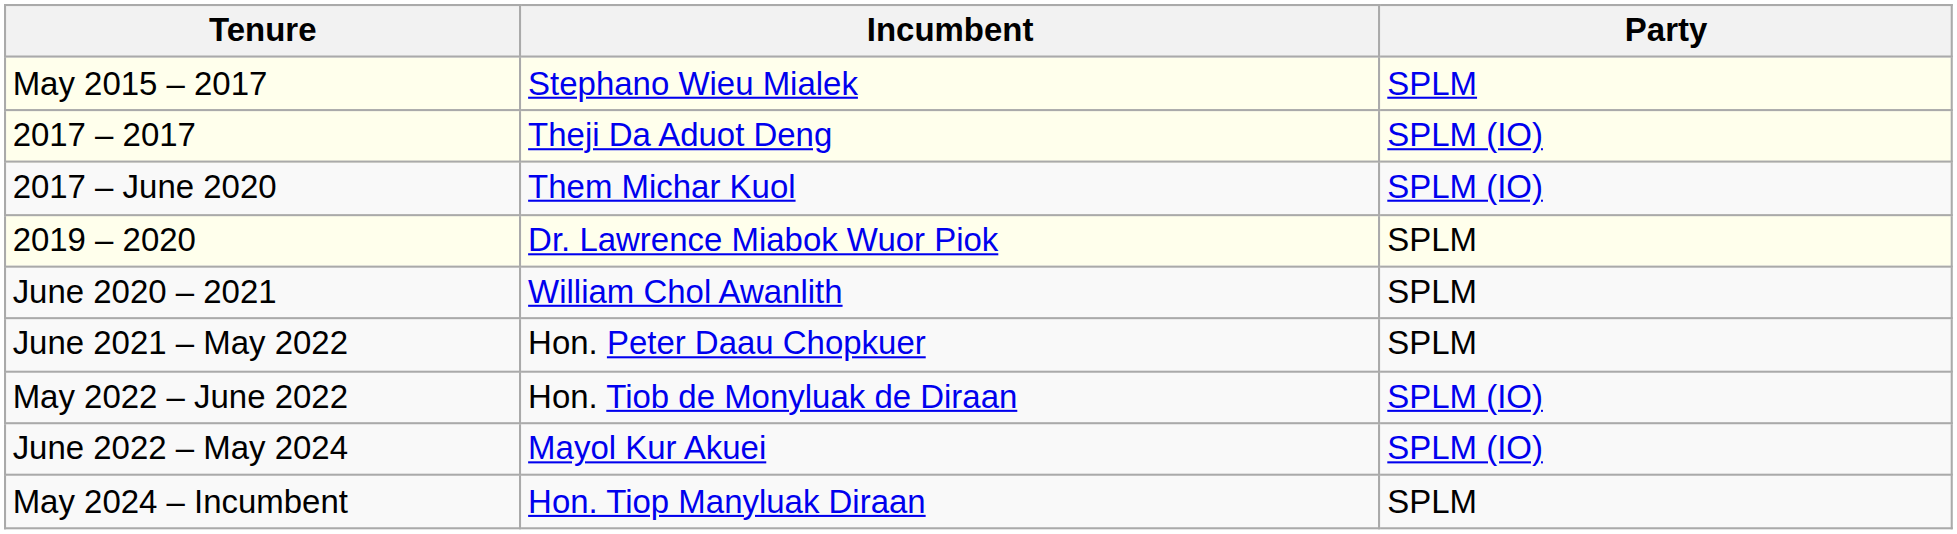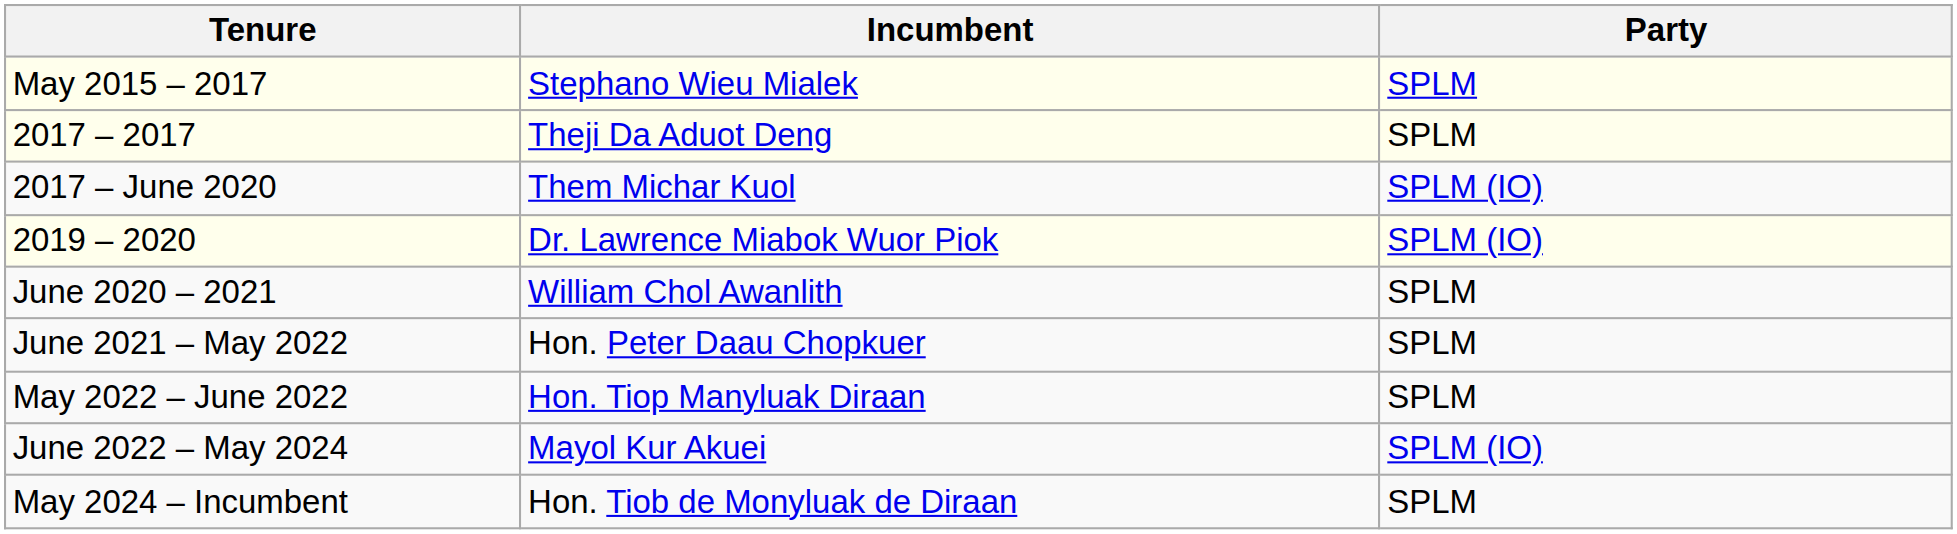(1465, 135) SPLM (IO) -> (1432, 135) SPLM
(1432, 239) SPLM -> (1465, 239) SPLM (IO)
(773, 396) Hon. Tiob de Monyluak de Diraan -> (727, 396) Hon. Tiop Manyluak Diraan
(1465, 396) SPLM (IO) -> (1432, 396) SPLM
(727, 501) Hon. Tiop Manyluak Diraan -> (773, 501) Hon. Tiob de Monyluak de Diraan
